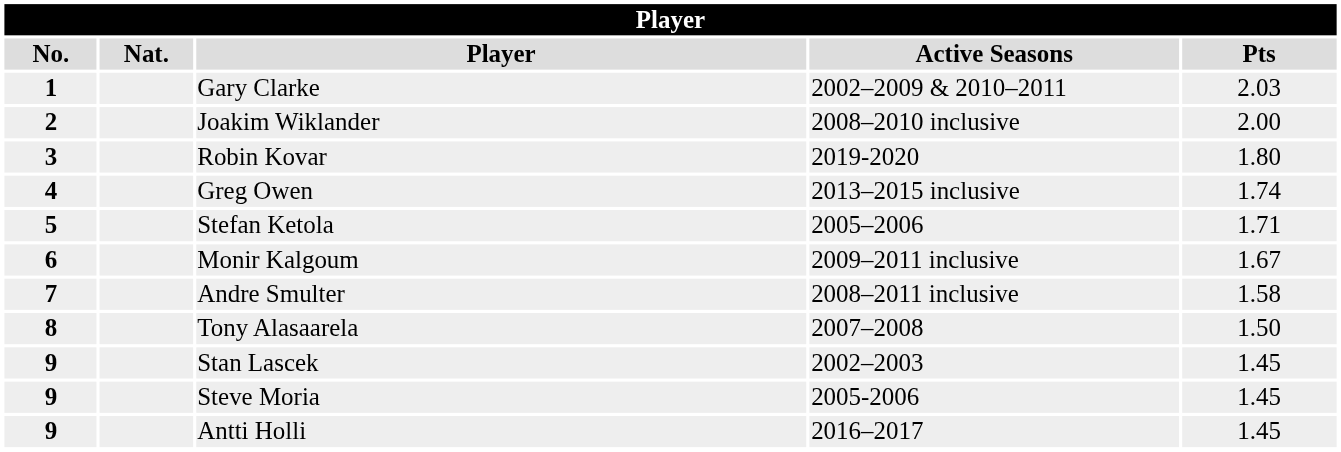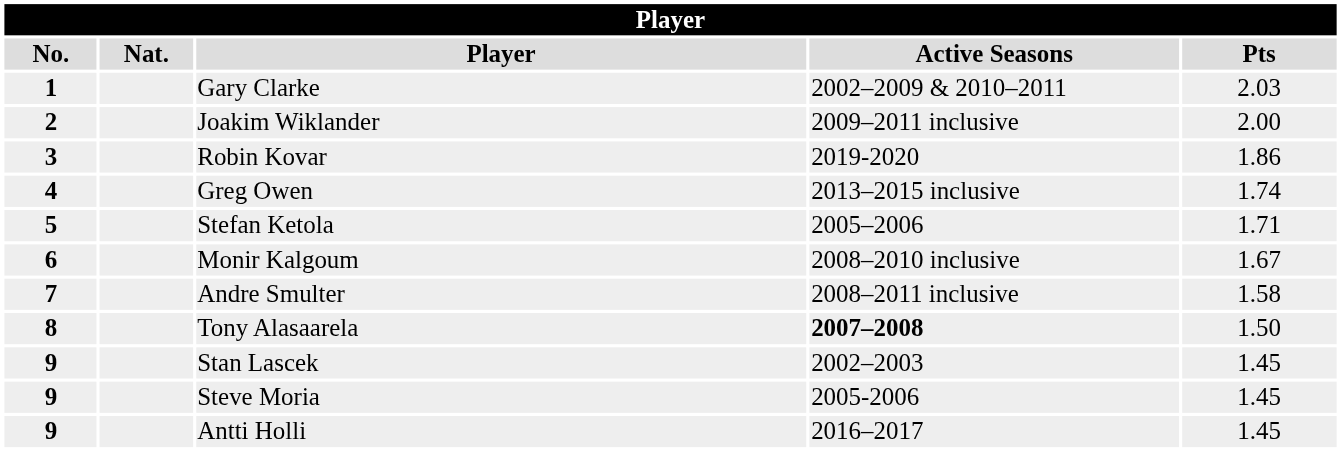(915, 122) 2008–2010 inclusive -> (915, 122) 2009–2011 inclusive
(1259, 156) 1.80 -> (1259, 156) 1.86
(915, 259) 2009–2011 inclusive -> (915, 259) 2008–2010 inclusive
(867, 328) normal -> (867, 328) bold
